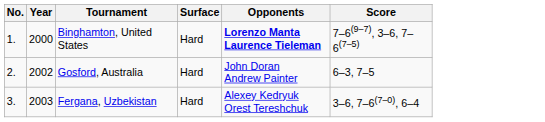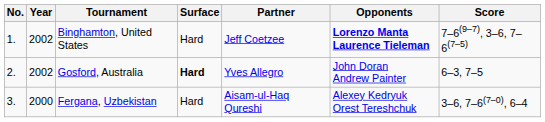+ column: (276, 12)
(41, 39) 2000 -> (41, 39) 2002
(192, 71) normal -> (192, 71) bold
(41, 101) 2003 -> (41, 101) 2000
